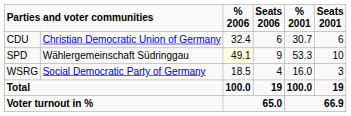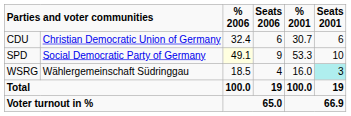(116, 55) Wählergemeinschaft Südringgau -> (124, 55) Social Democratic Party of Germany
(124, 71) Social Democratic Party of Germany -> (116, 71) Wählergemeinschaft Südringgau
(341, 71) no background -> (341, 71) paleturquoise background
